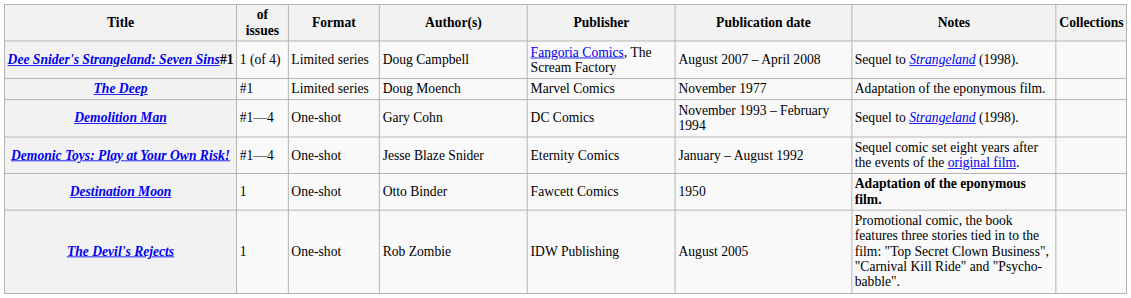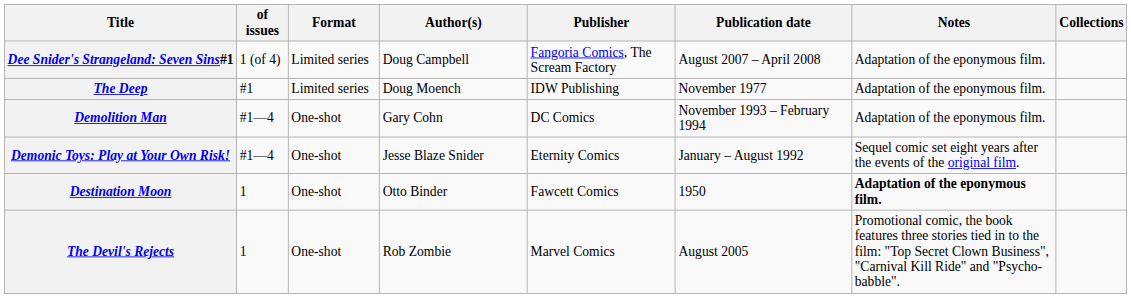(937, 59) Sequel to Strangeland (1998). -> (950, 59) Adaptation of the eponymous film.
(573, 89) Marvel Comics -> (575, 89) IDW Publishing
(937, 118) Sequel to Strangeland (1998). -> (950, 118) Adaptation of the eponymous film.
(575, 251) IDW Publishing -> (573, 251) Marvel Comics
